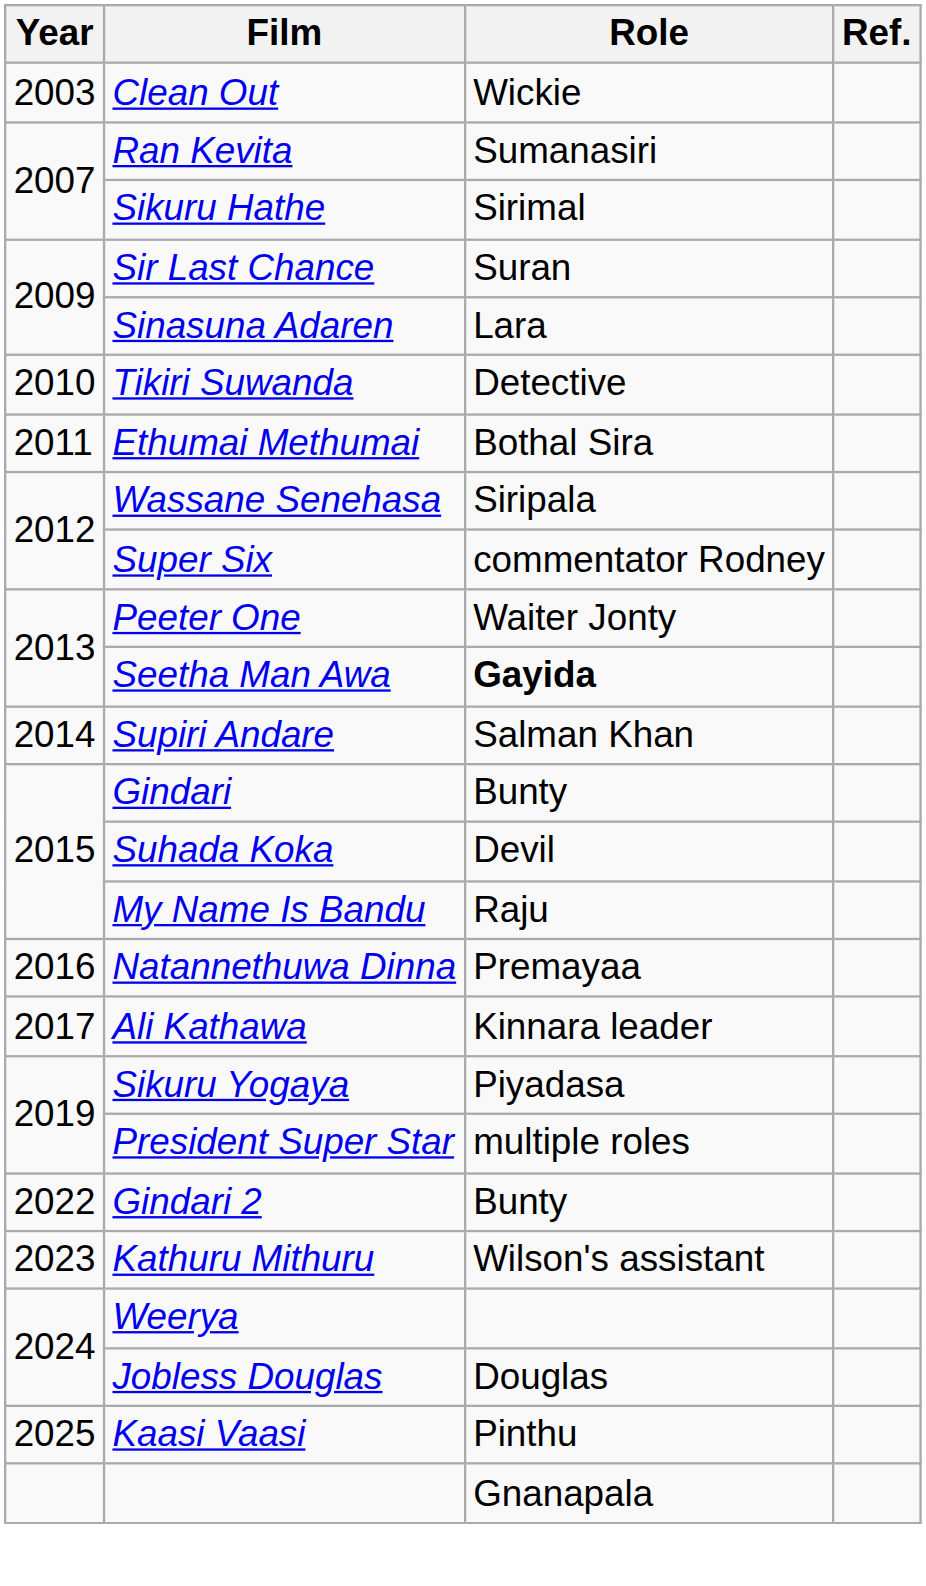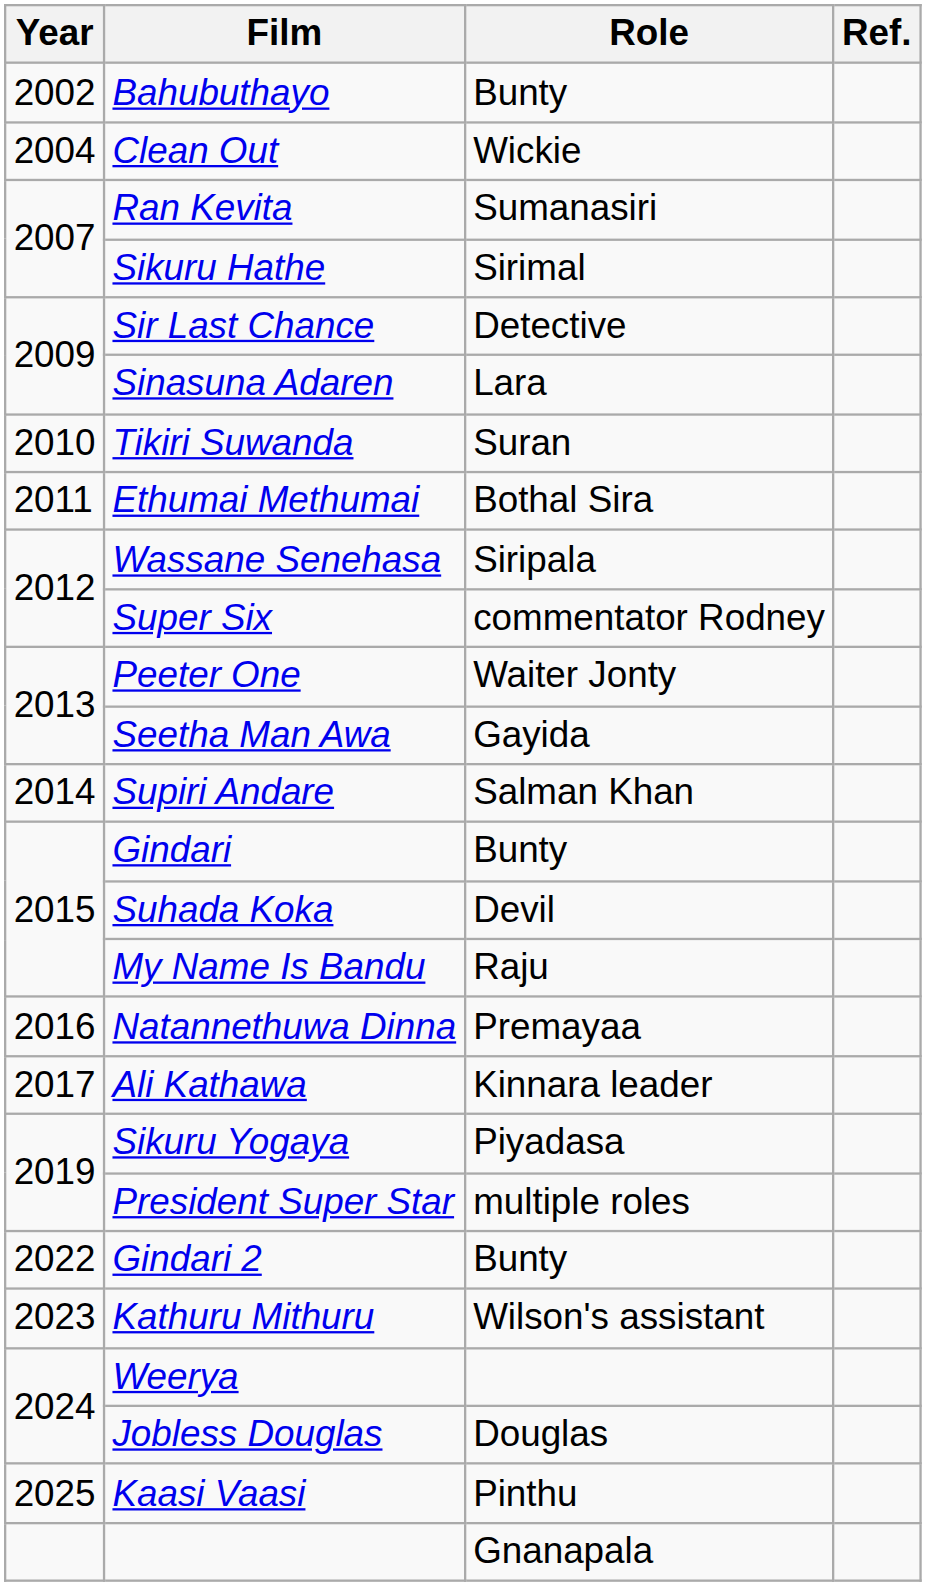+ row: (221, 92)
(55, 92) 2003 -> (55, 150) 2004
(522, 267) Suran -> (550, 325) Detective
(550, 383) Detective -> (522, 442) Suran
(534, 675) bold -> (531, 734) normal
